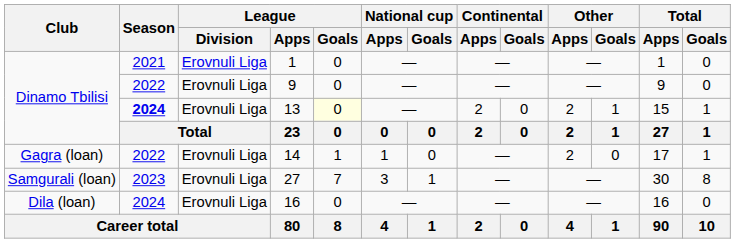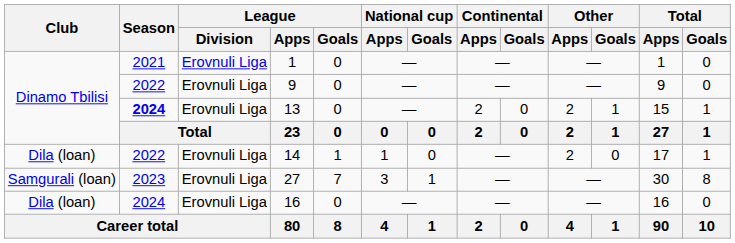(338, 109) lightyellow background -> (338, 109) no background
(62, 156) Gagra (loan) -> (62, 156) Dila (loan)
